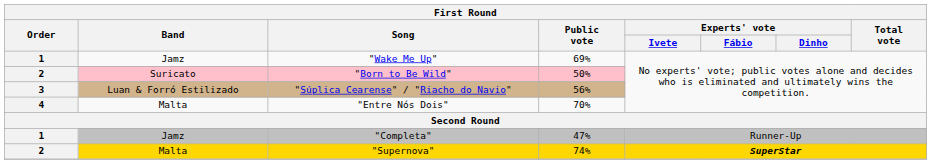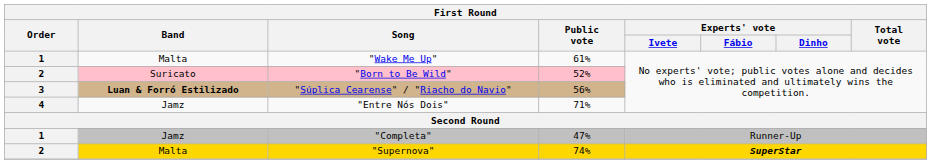(173, 58) Jamz -> (173, 58) Malta
(582, 58) 69% -> (582, 58) 61%
(582, 74) 50% -> (582, 74) 52%
(173, 89) normal -> (173, 89) bold
(173, 105) Malta -> (173, 105) Jamz
(582, 105) 70% -> (582, 105) 71%
